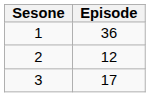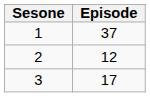(109, 33) 36 -> (109, 33) 37
